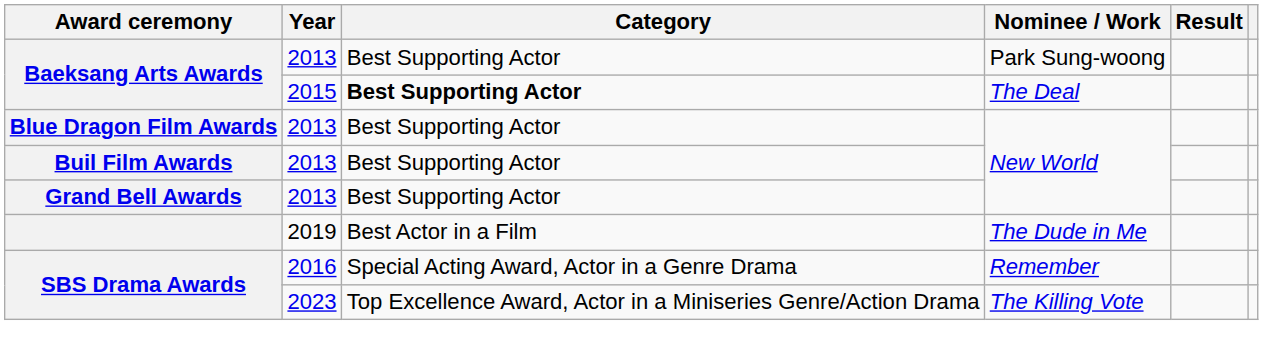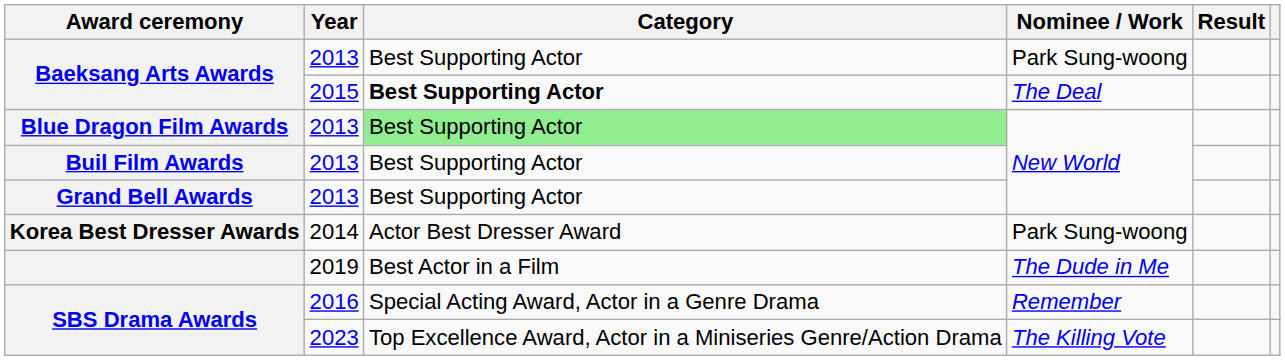(454, 127) no background -> (476, 127) lightgreen background
+ row: (155, 232)
